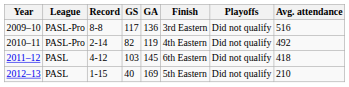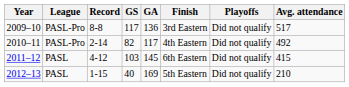(283, 27) 516 -> (283, 27) 517
(151, 43) 119 -> (151, 43) 117
(283, 58) 418 -> (283, 58) 415
